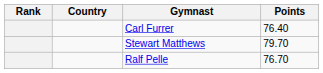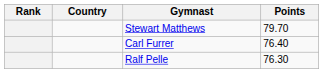rows swapped: (165, 44) <-> (149, 28)
(276, 60) 76.70 -> (276, 60) 76.30
